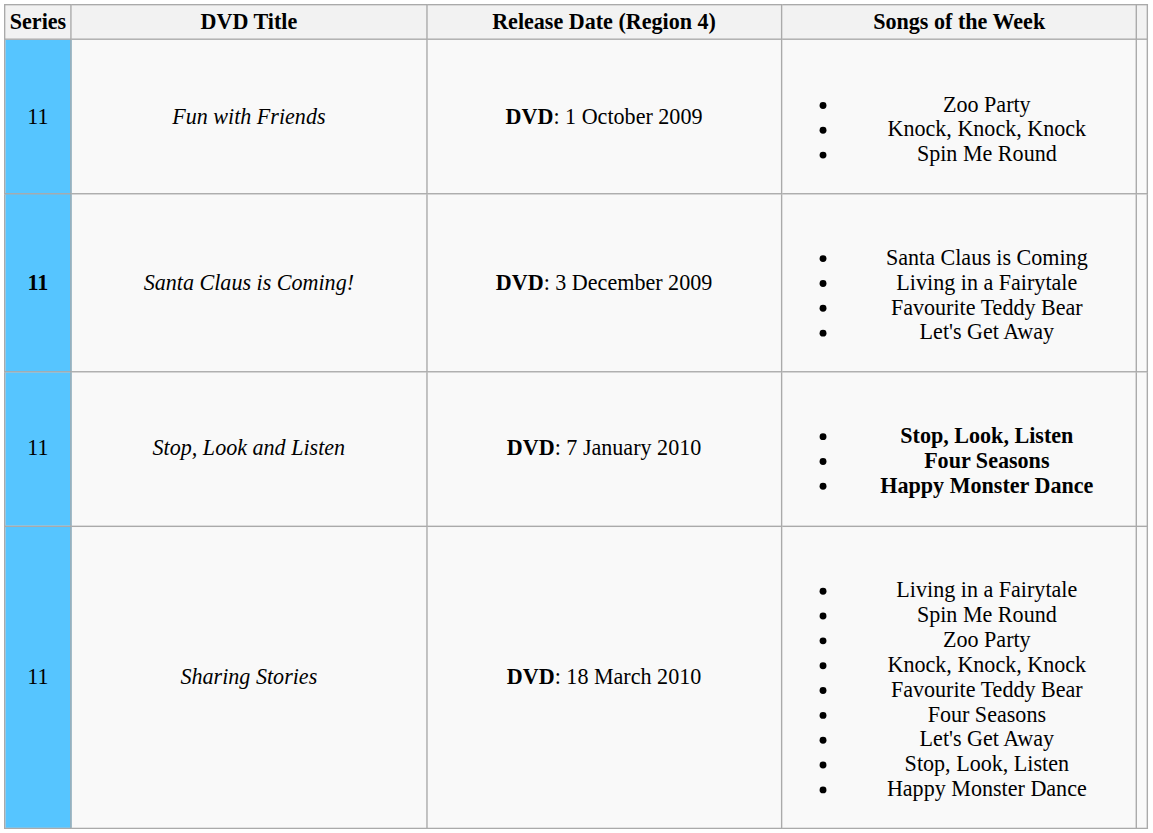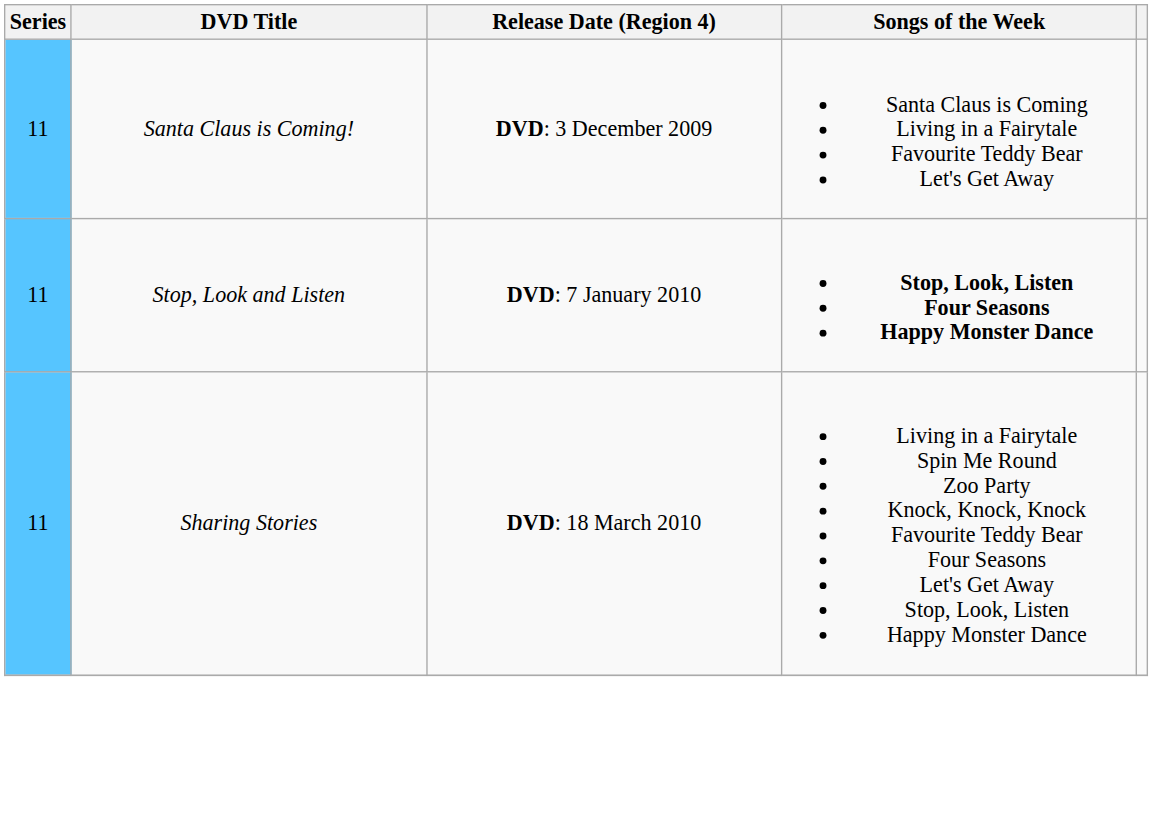- row: (249, 116)
(38, 282) bold -> (38, 128) normal
